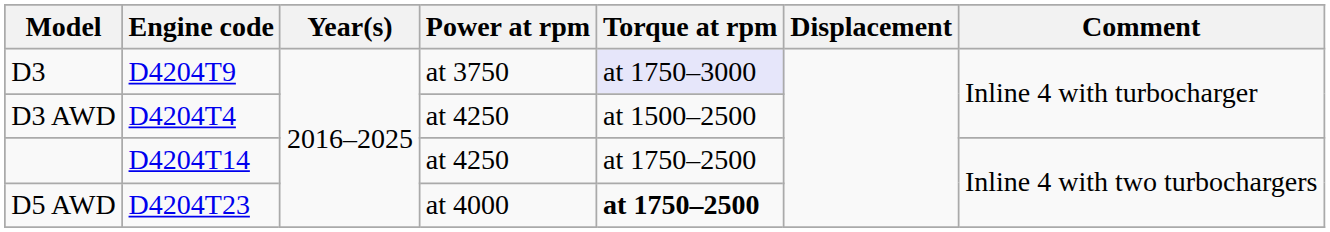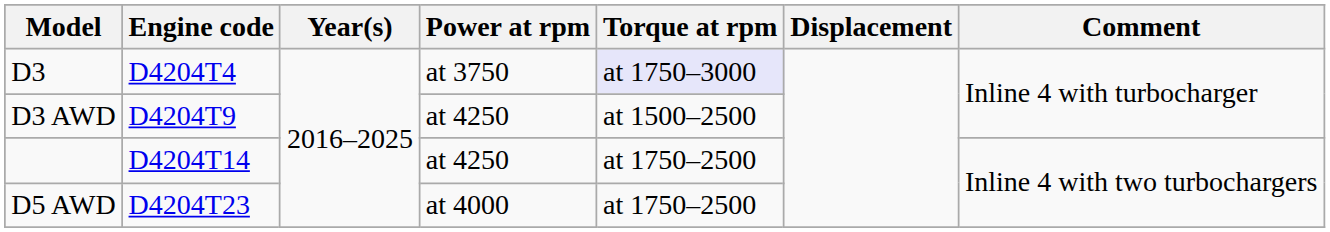(182, 71) D4204T9 -> (182, 71) D4204T4
(182, 115) D4204T4 -> (182, 115) D4204T9
(681, 204) bold -> (680, 204) normal
